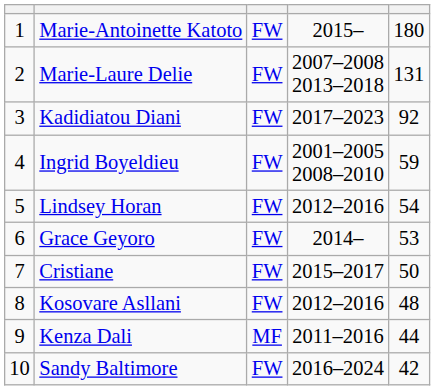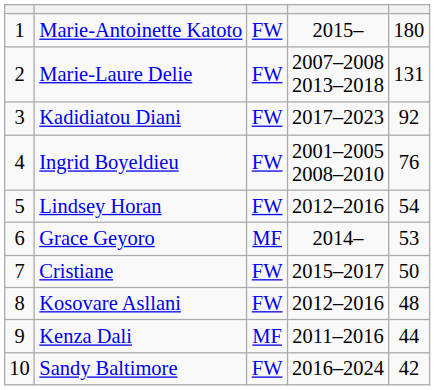(409, 162) 59 -> (409, 162) 76
(267, 238) FW -> (267, 238) MF
